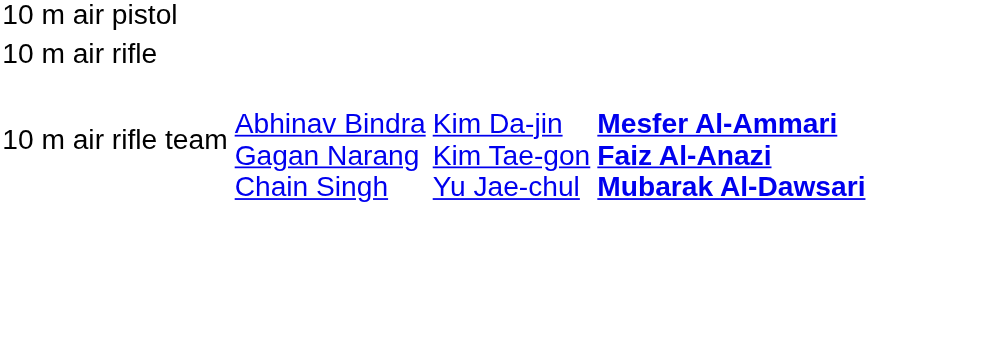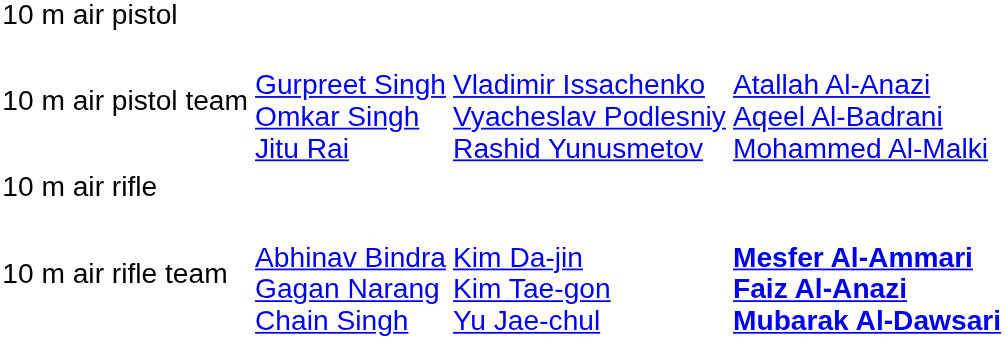+ row: (125, 100)
